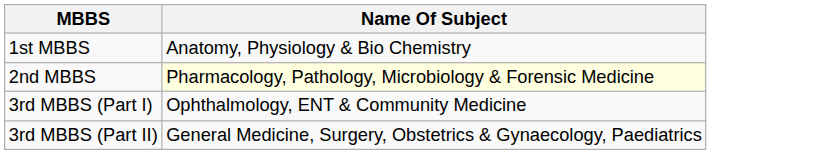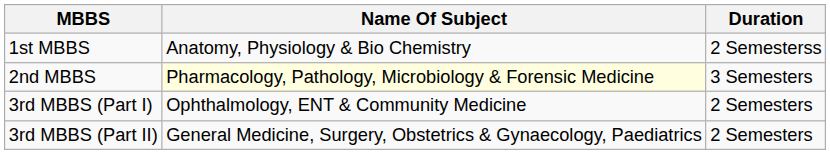+ column: (766, 18)
